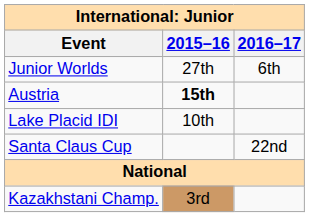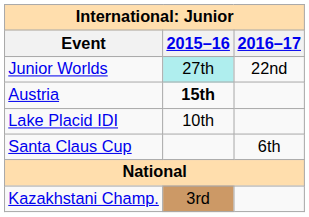(198, 69) no background -> (198, 69) paleturquoise background
(269, 69) 6th -> (269, 69) 22nd
(269, 146) 22nd -> (269, 146) 6th
